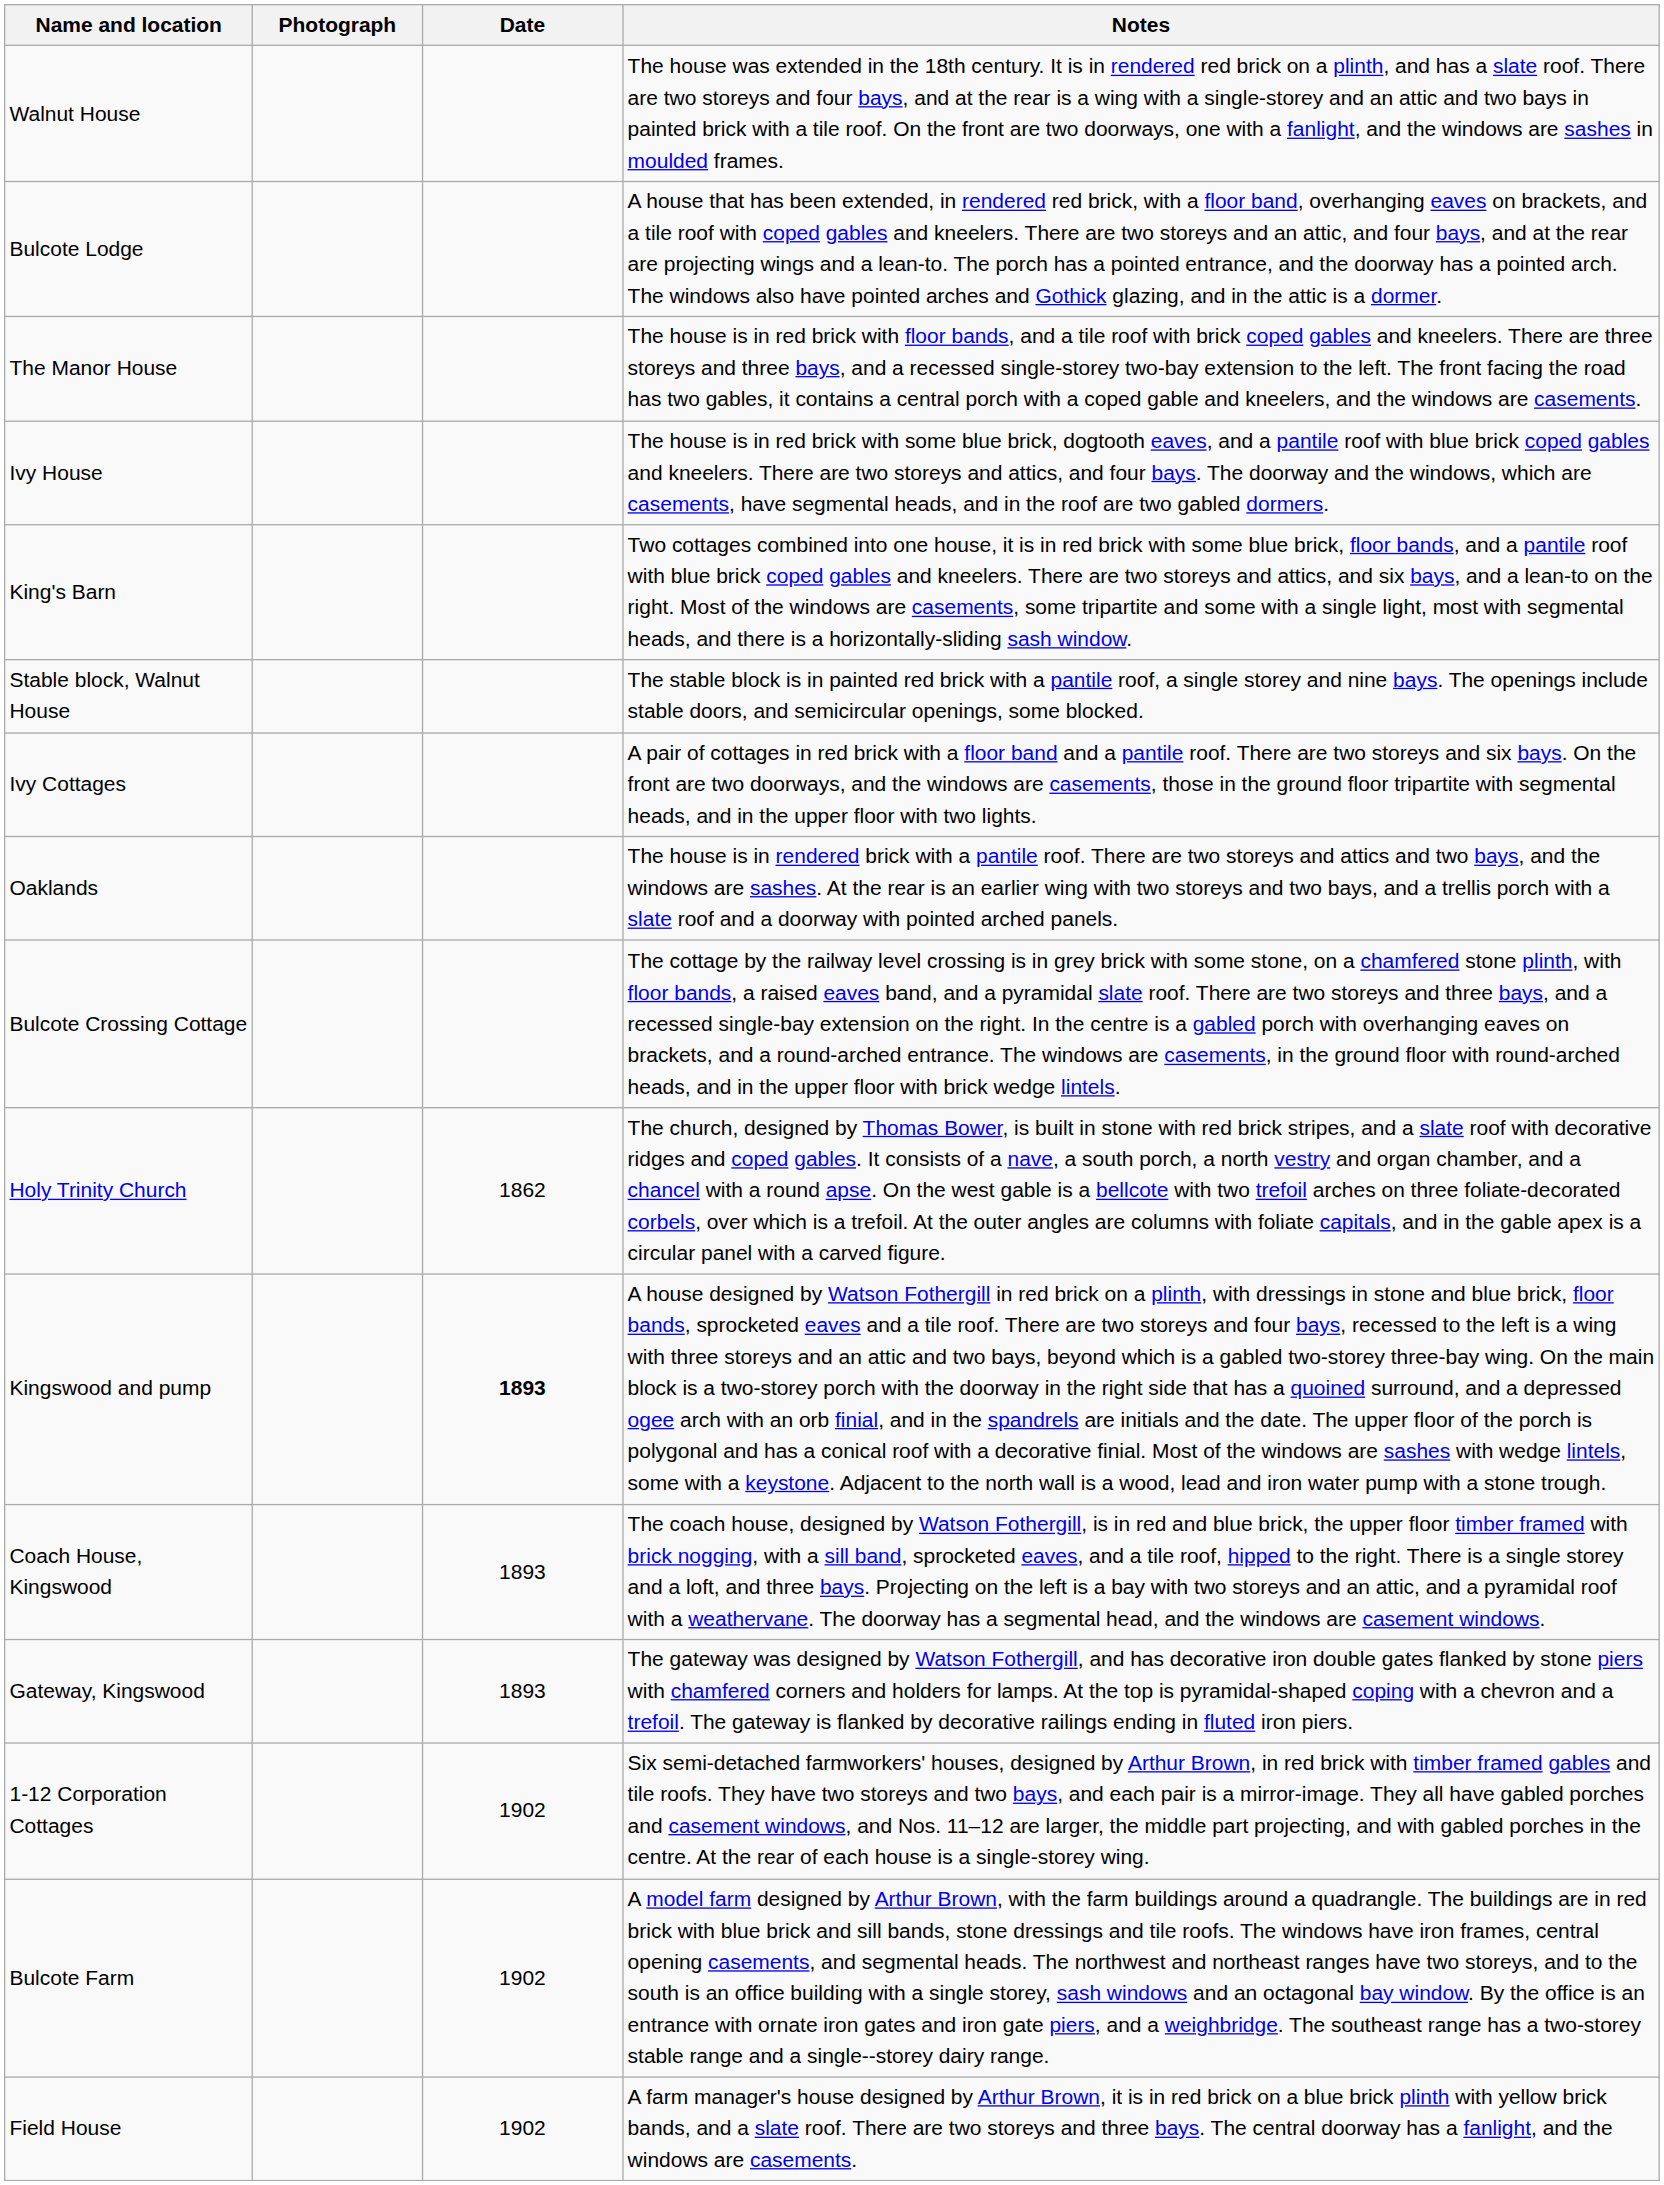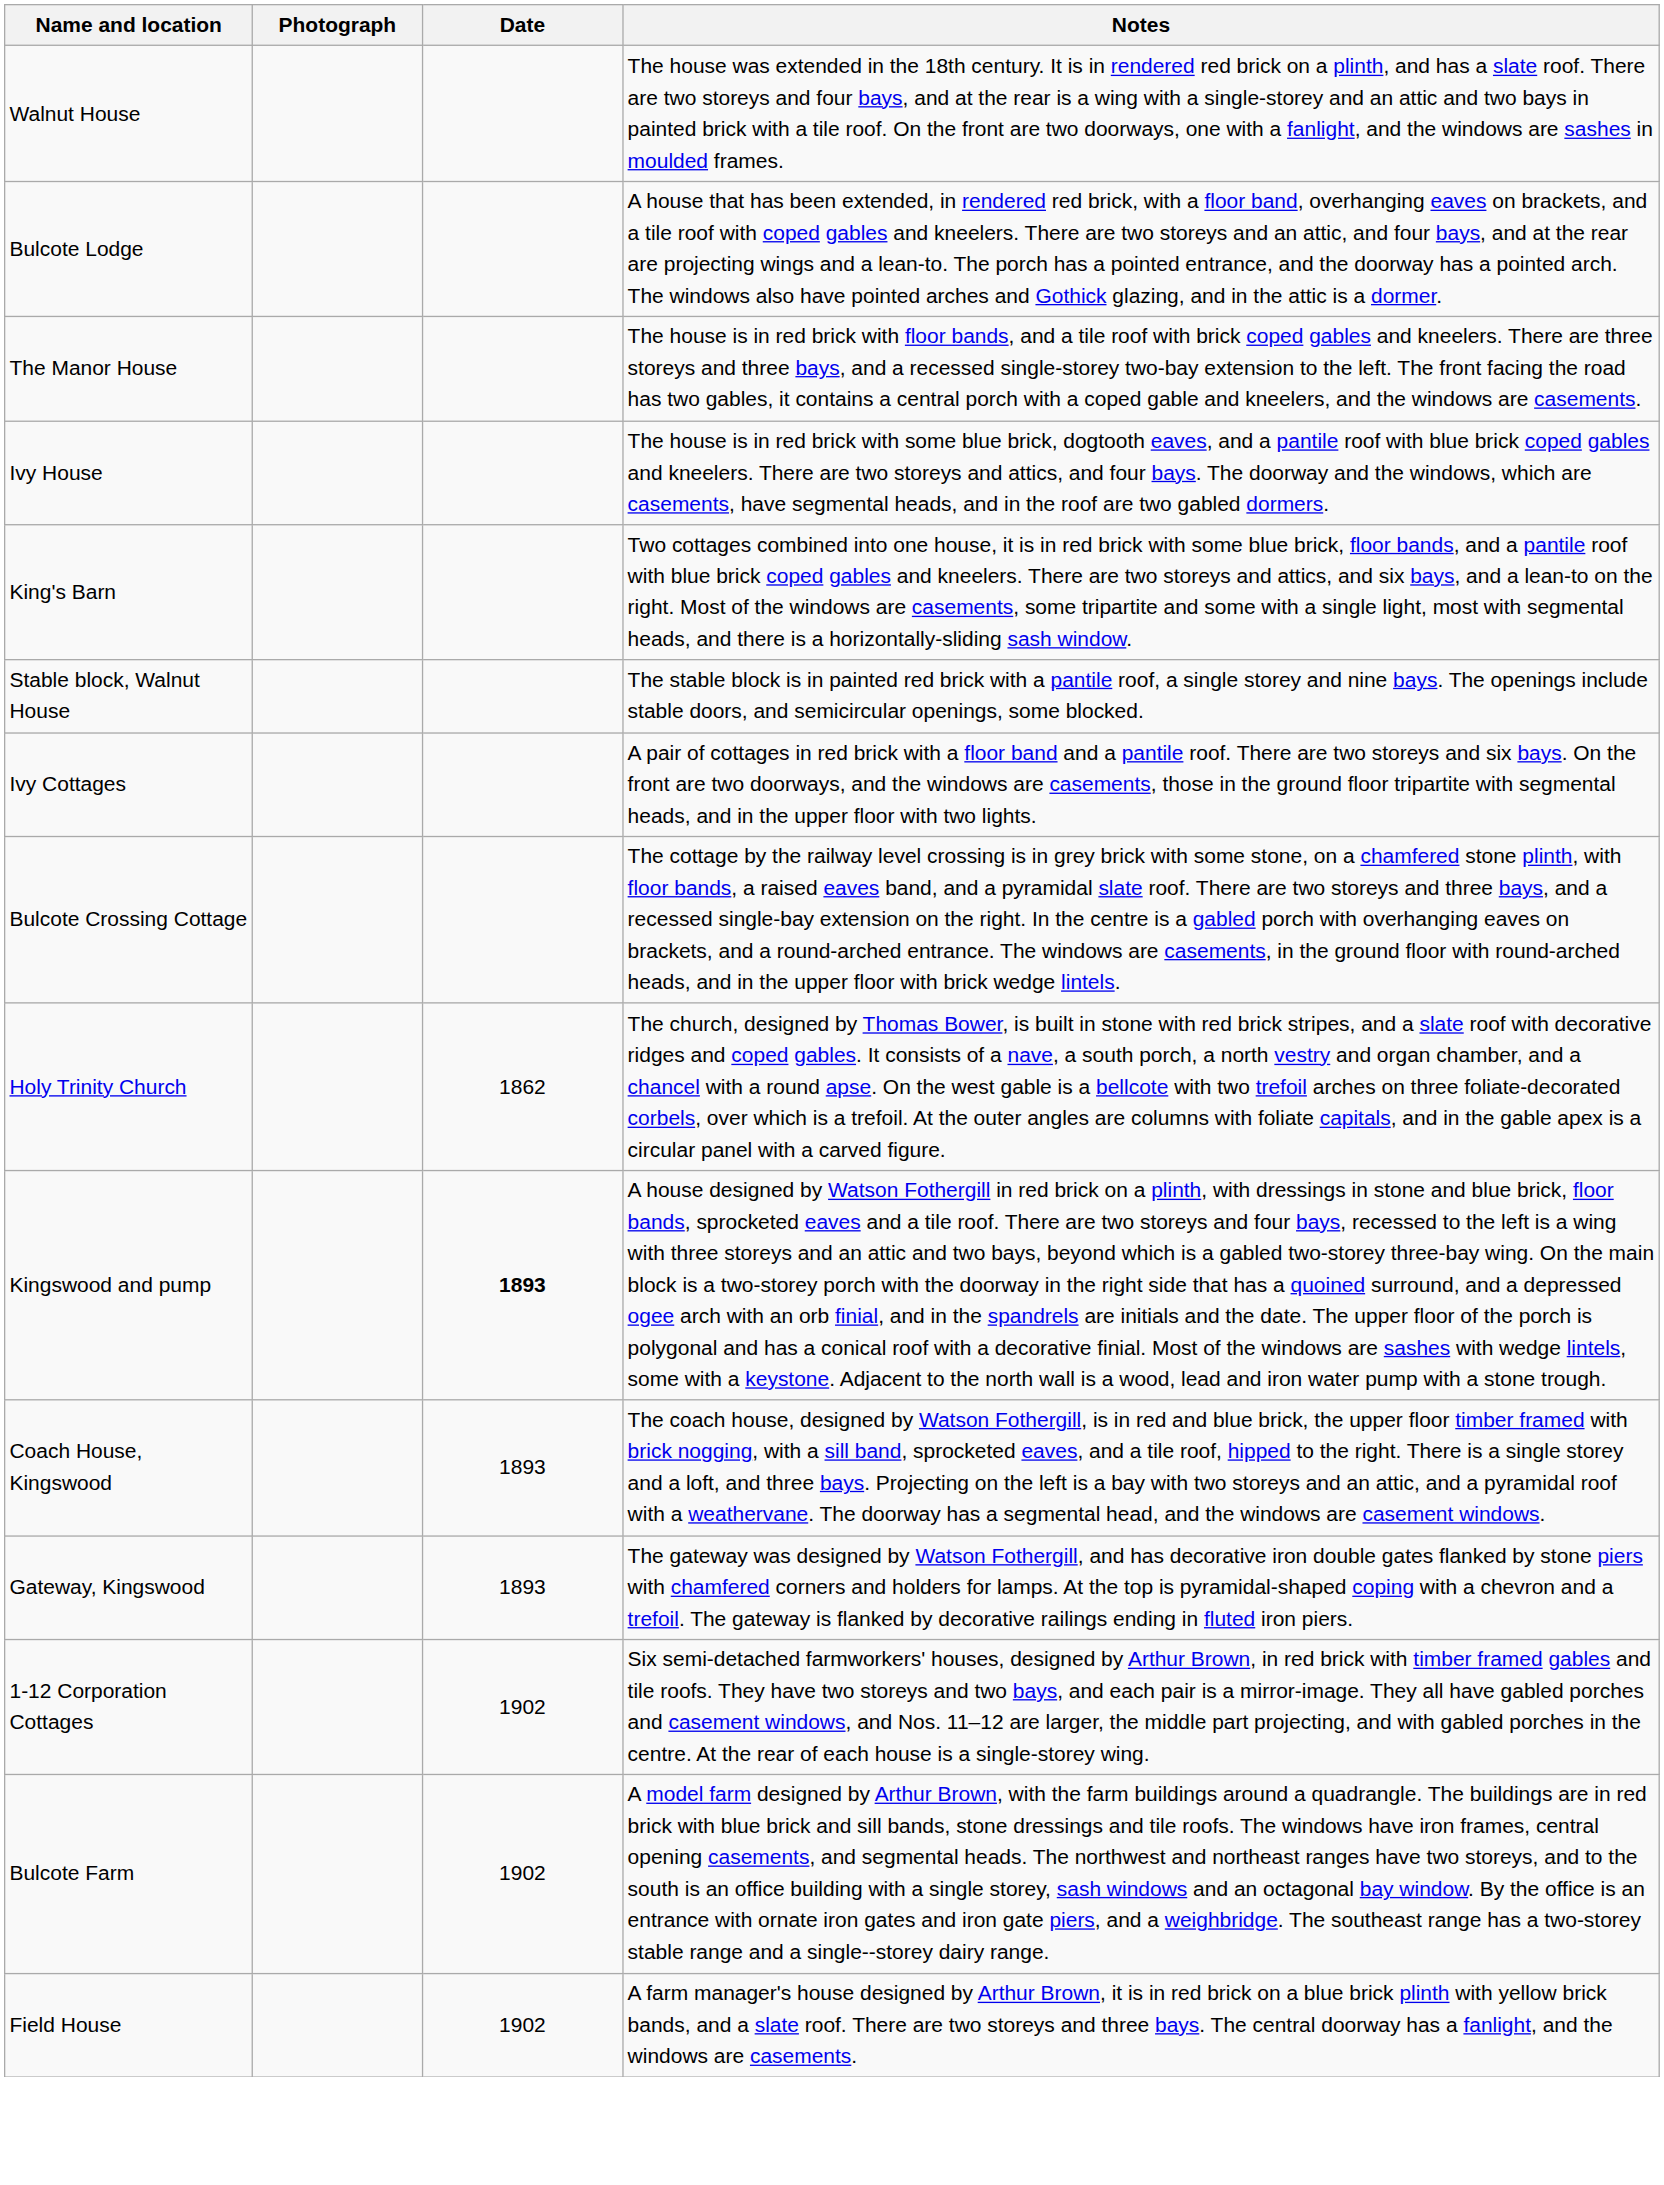- row: (54, 888)
